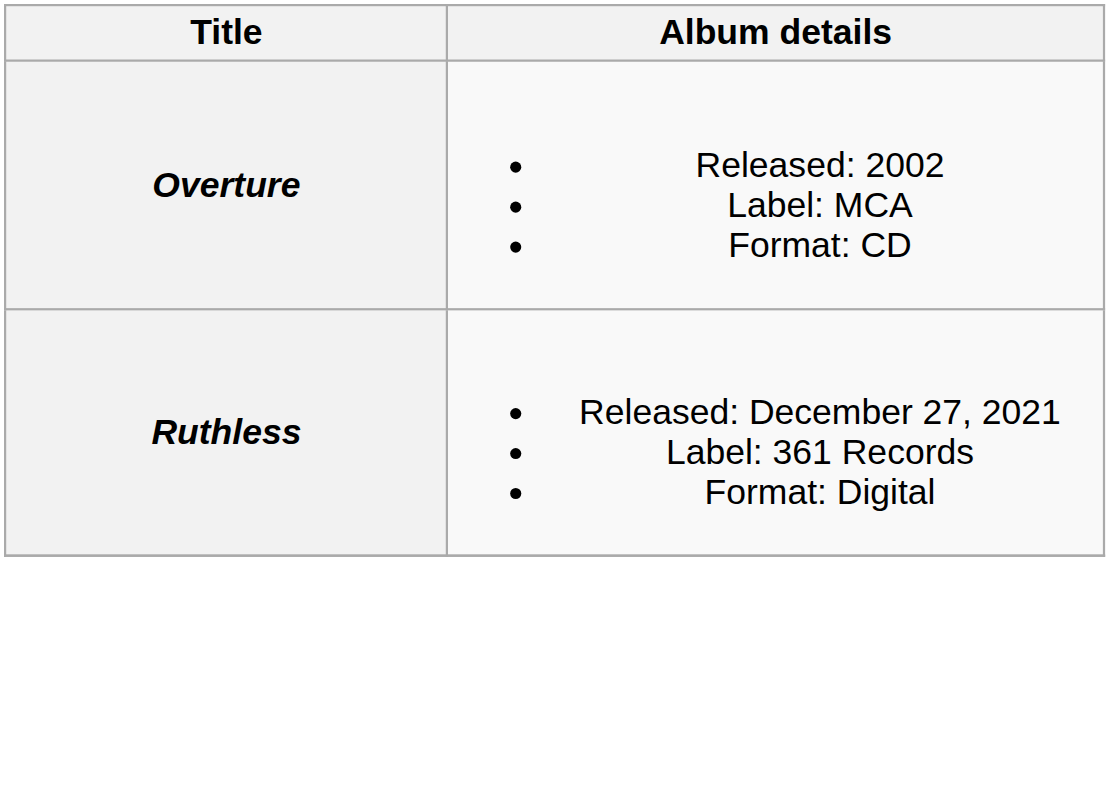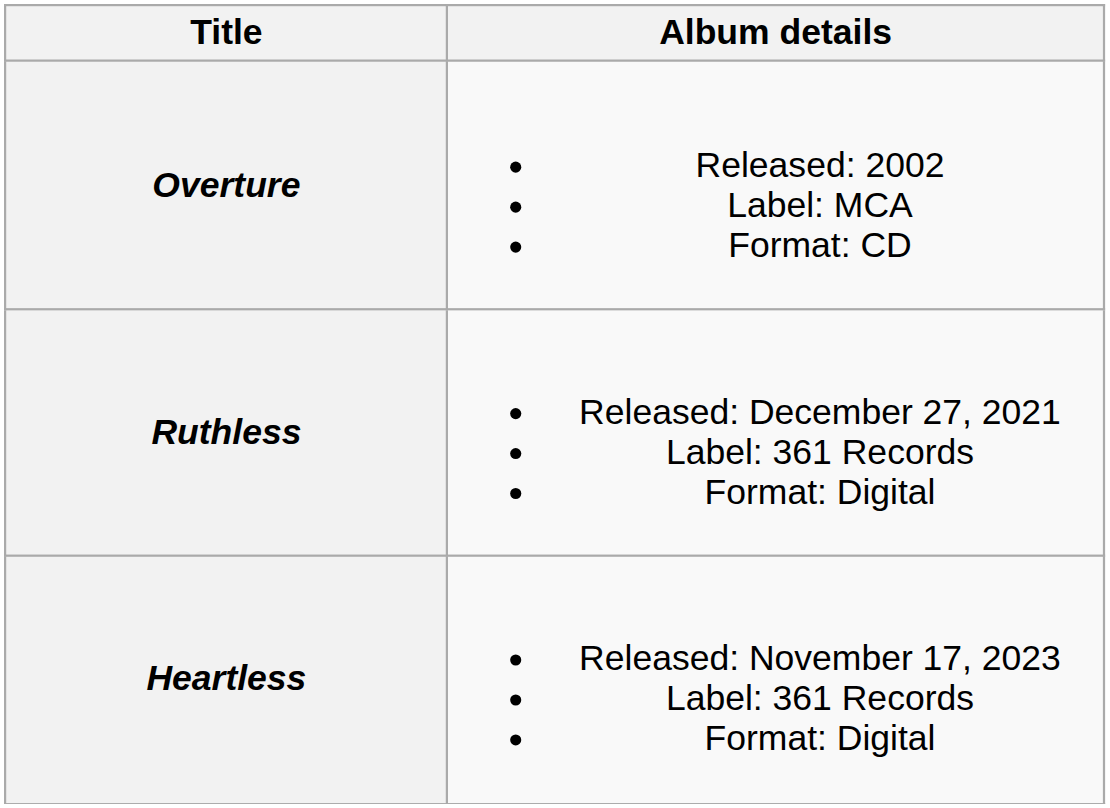+ row: (226, 678)
